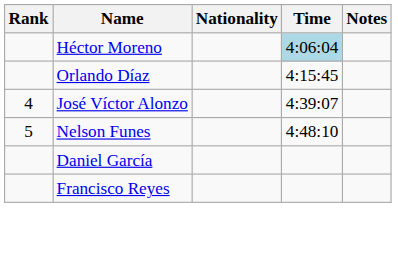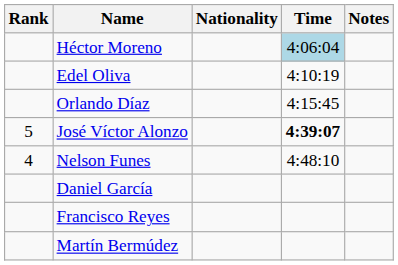+ row: (94, 75)
(29, 103) 4 -> (29, 132) 5
(312, 103) normal -> (313, 132) bold
(29, 132) 5 -> (29, 160) 4
+ row: (117, 245)
